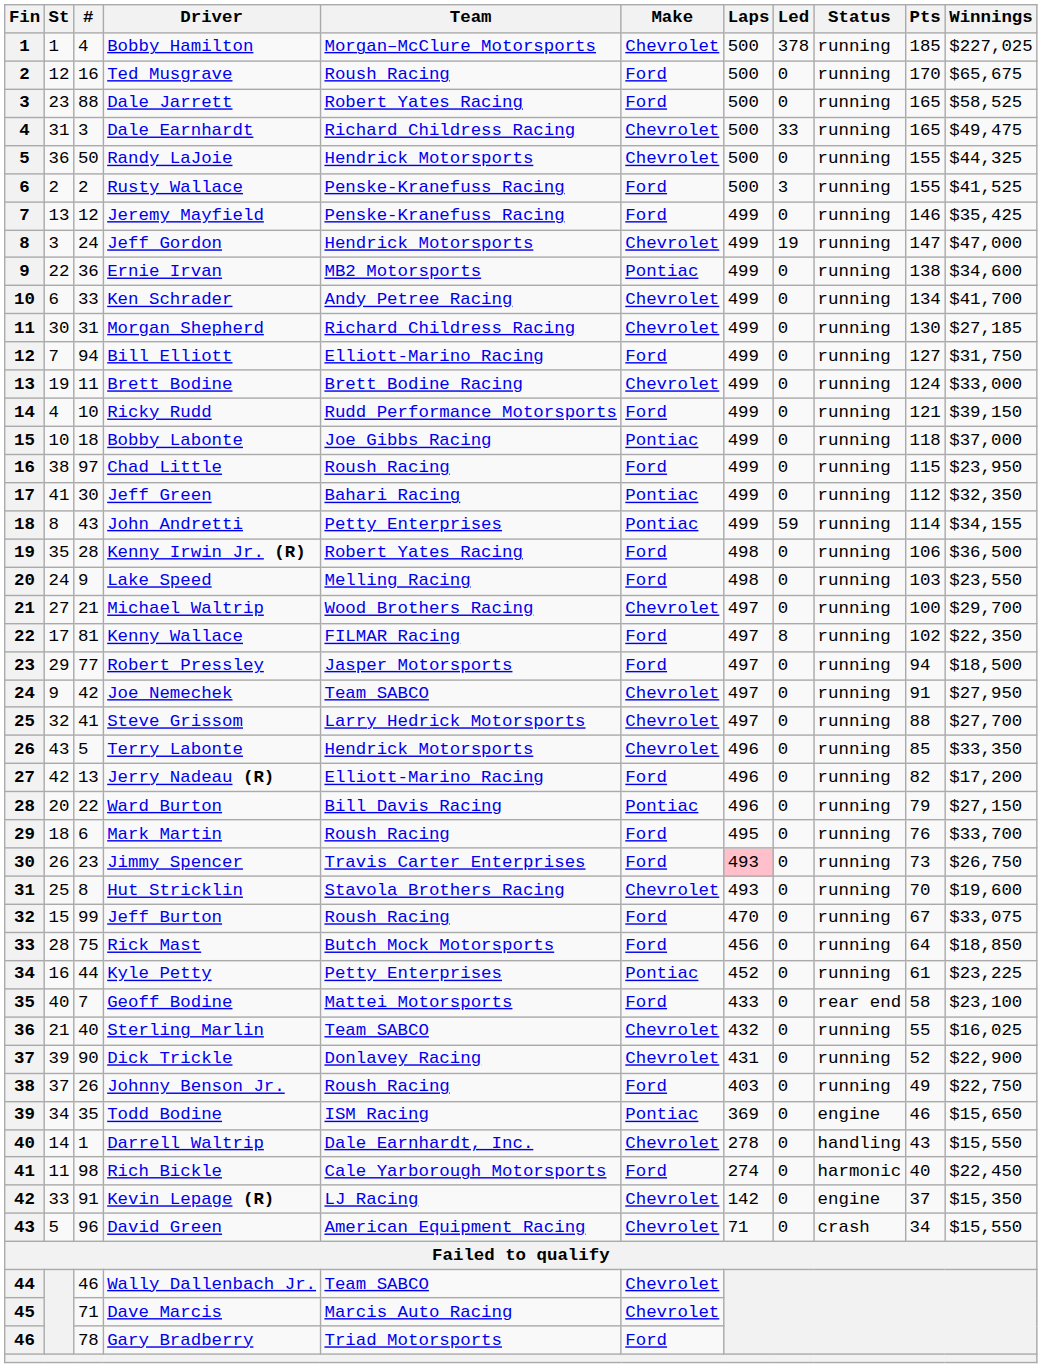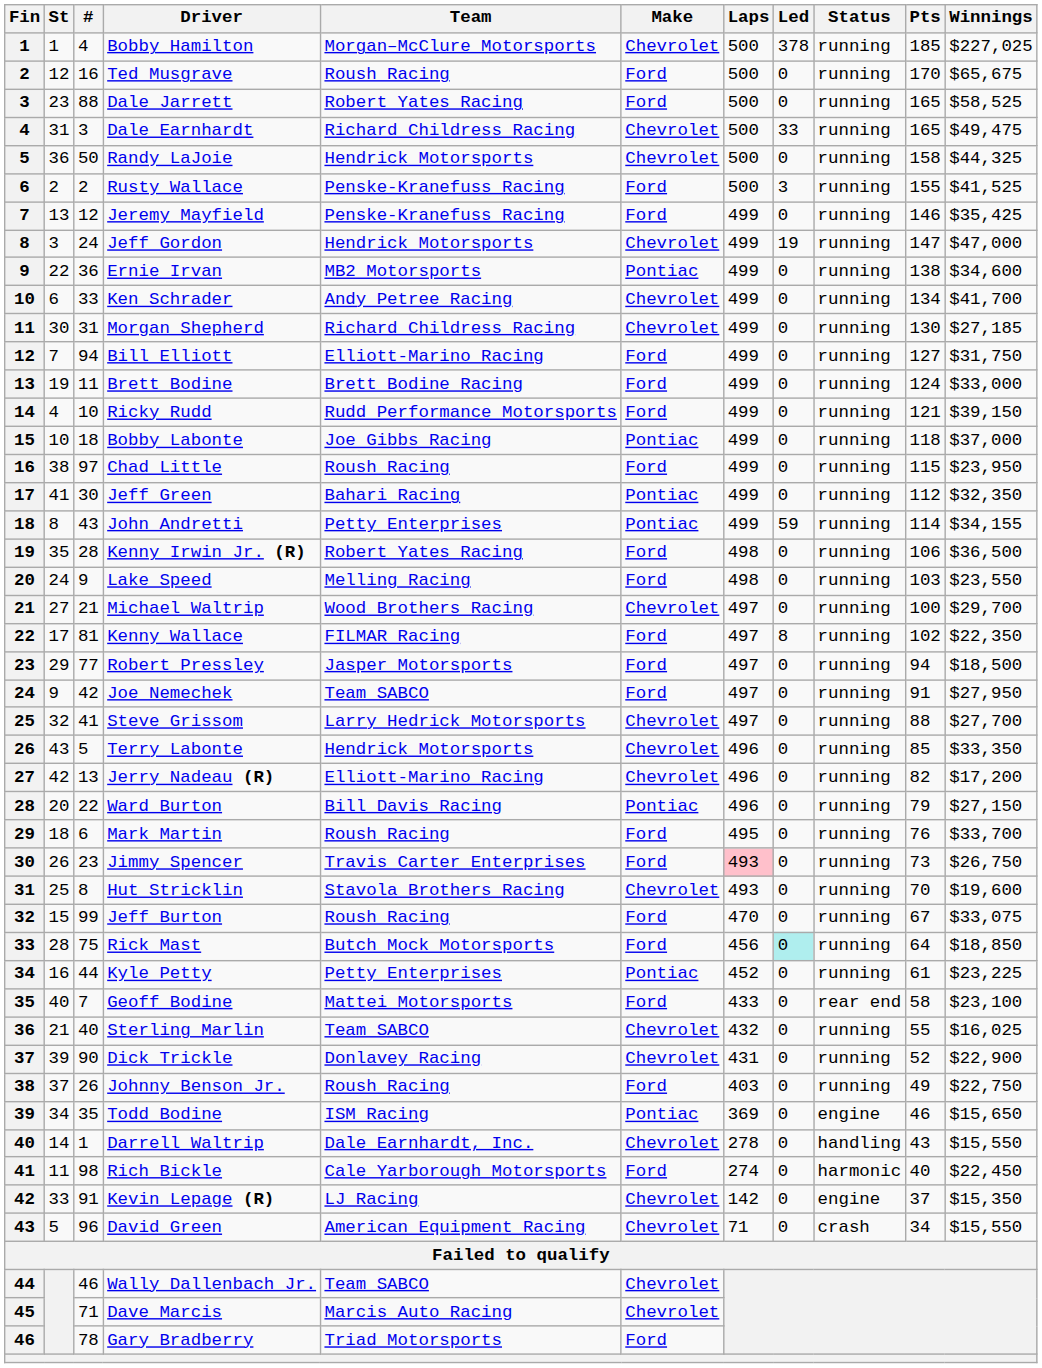(925, 160) 155 -> (925, 160) 158
(672, 385) Chevrolet -> (646, 385) Ford
(672, 694) Chevrolet -> (646, 694) Ford
(646, 778) Ford -> (672, 778) Chevrolet
(783, 947) no background -> (783, 947) paleturquoise background
